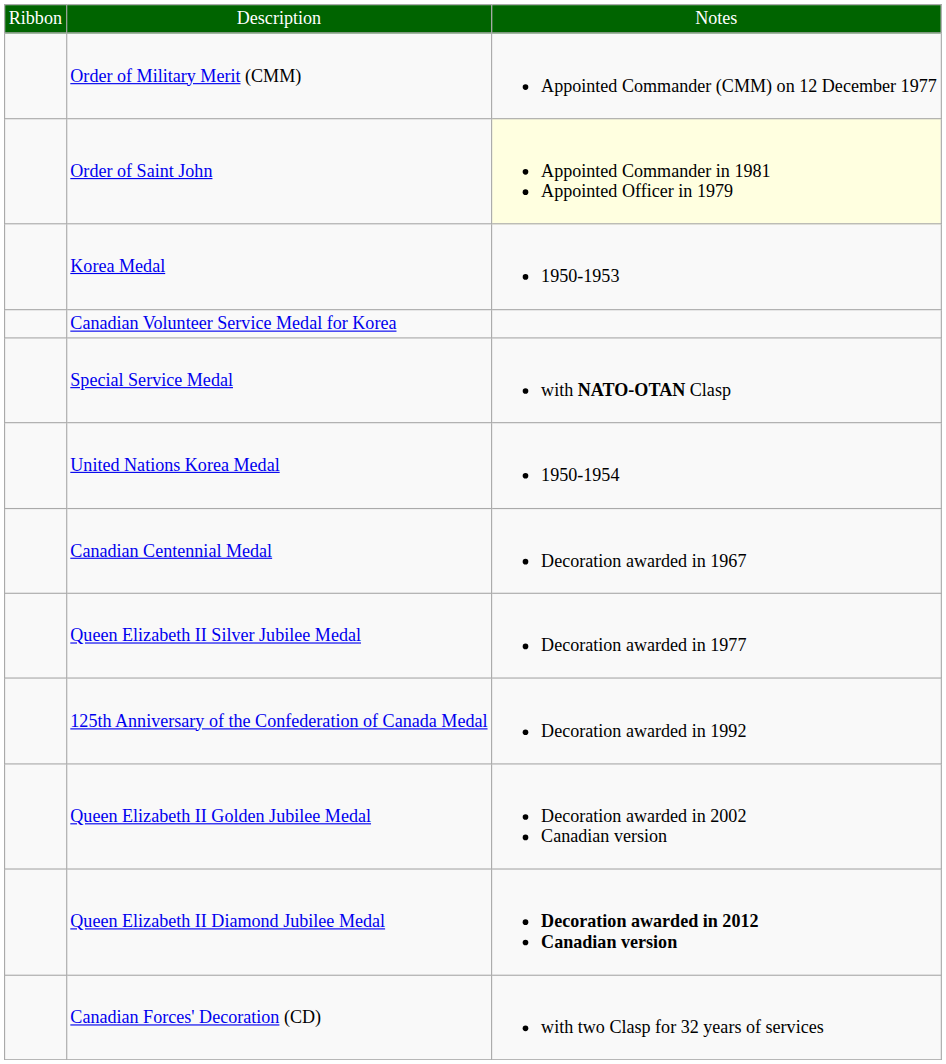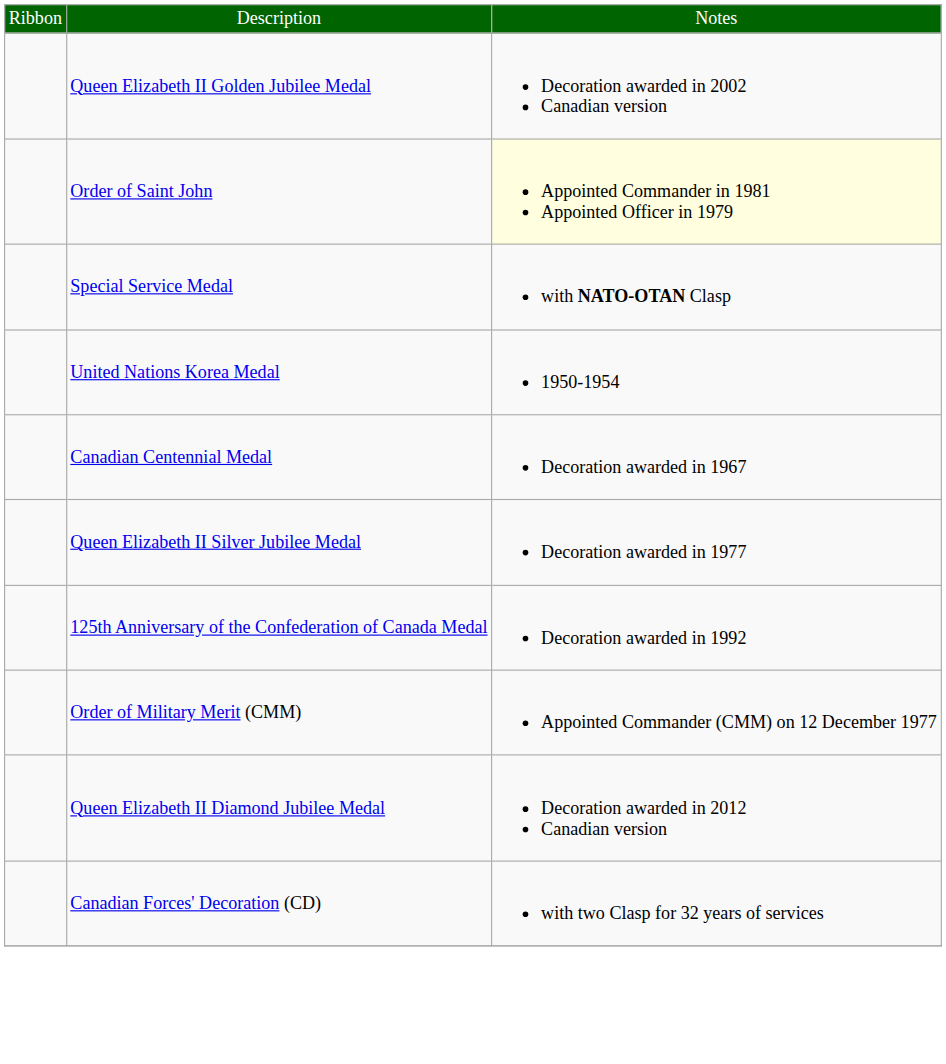rows swapped: (186, 75) <-> (221, 816)
- row: (118, 266)
- row: (233, 323)
(716, 932) bold -> (716, 818) normal
